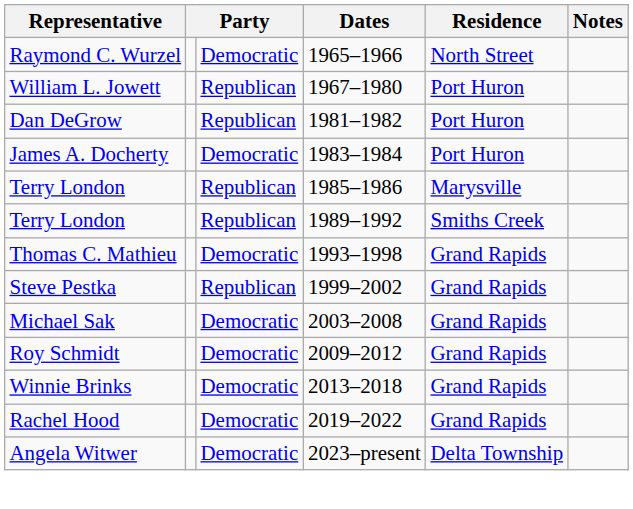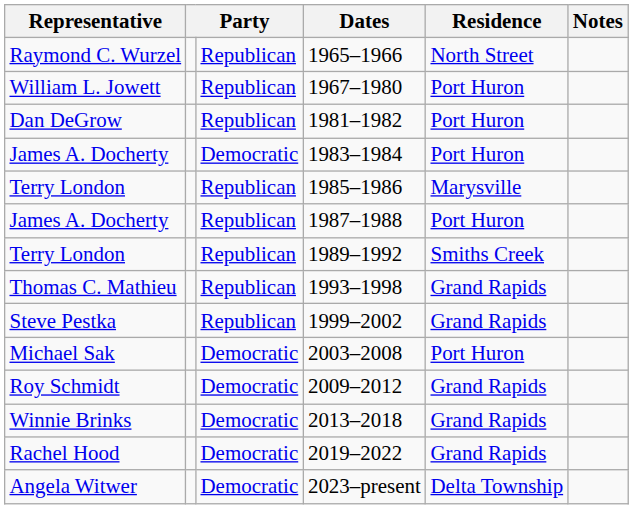(249, 54) Democratic -> (248, 54) Republican
+ row: (355, 220)
(249, 253) Democratic -> (248, 287) Republican
(488, 320) Grand Rapids -> (477, 353) Port Huron
